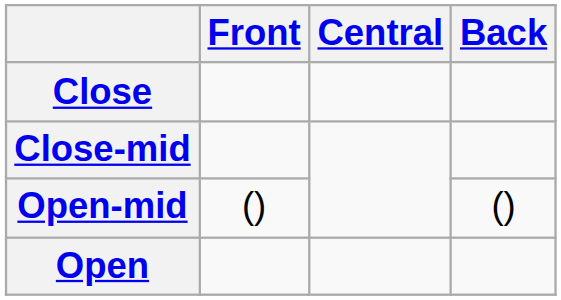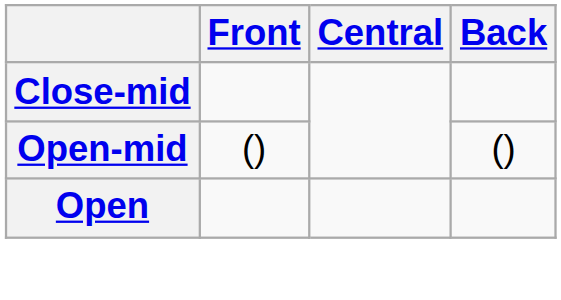- row: (102, 91)
